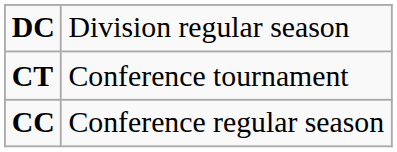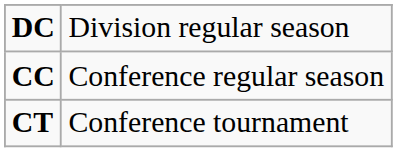rows swapped: (33, 122) <-> (32, 75)
